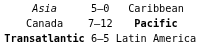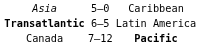rows swapped: (45, 23) <-> (45, 38)
